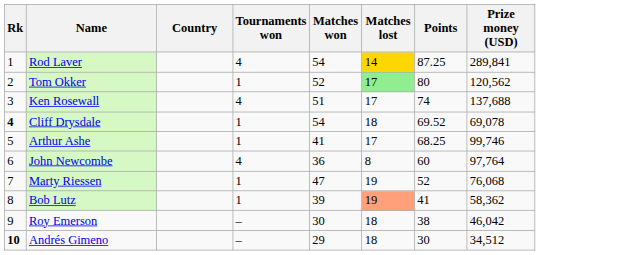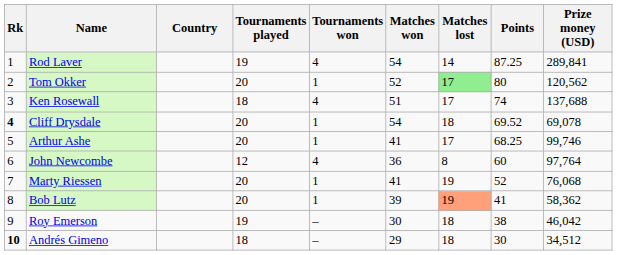+ column: (271, 28)
(371, 62) gold background -> (448, 62) no background
(318, 181) 47 -> (395, 181) 41
